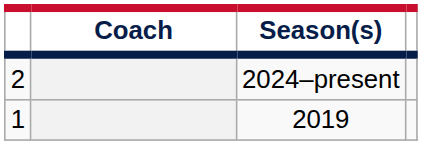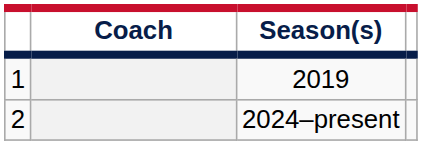rows swapped: (321, 119) <-> (321, 78)
